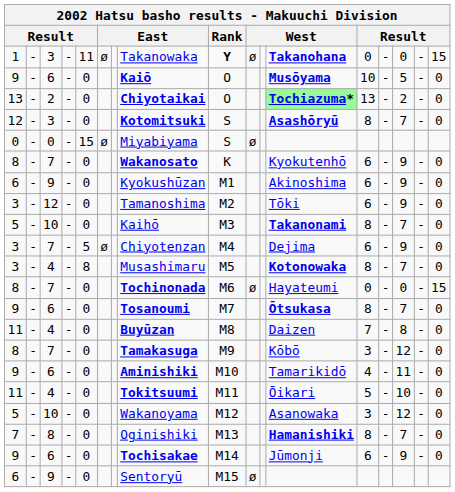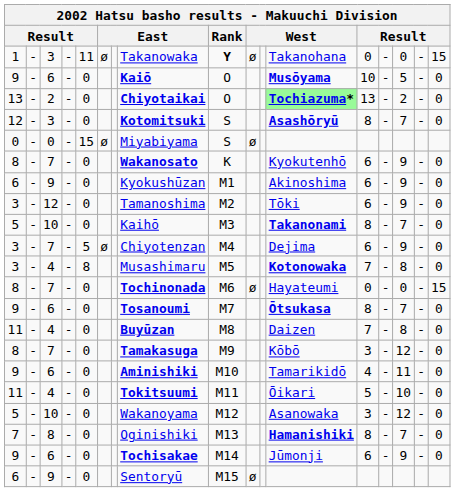(307, 57) bold -> (307, 57) normal
(368, 267) 8 -> (368, 267) 7
(403, 267) 7 -> (403, 267) 8
